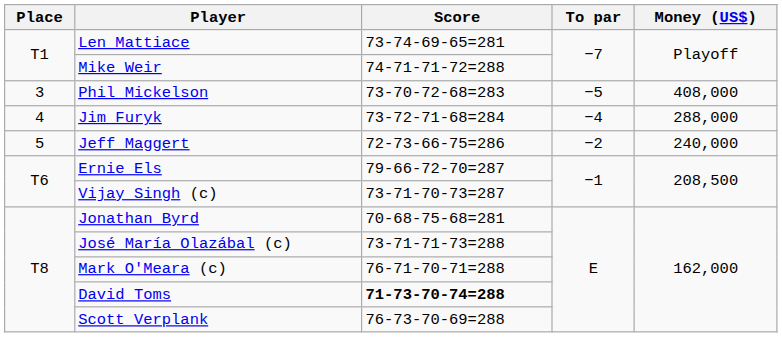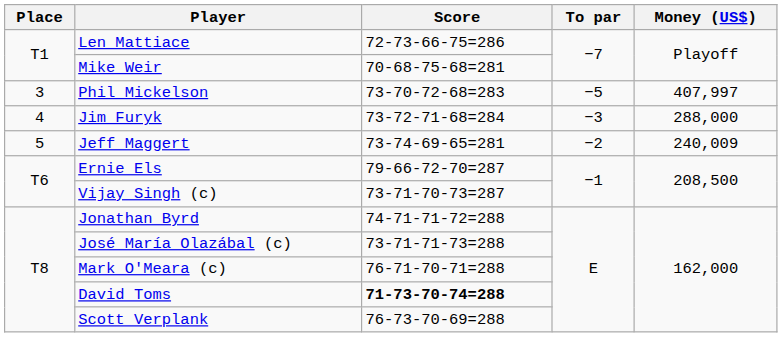(435, 42) 73-74-69-65=281 -> (435, 42) 72-73-66-75=286
(435, 68) 74-71-71-72=288 -> (435, 68) 70-68-75-68=281
(706, 93) 408,000 -> (706, 93) 407,997
(593, 118) −4 -> (593, 118) −3
(435, 143) 72-73-66-75=286 -> (435, 143) 73-74-69-65=281
(706, 143) 240,000 -> (706, 143) 240,009
(435, 219) 70-68-75-68=281 -> (435, 219) 74-71-71-72=288
